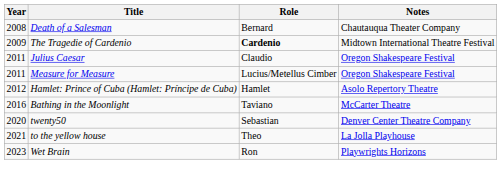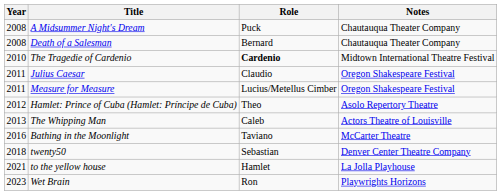+ row: (88, 27)
(16, 43) 2009 -> (16, 58) 2010
(256, 89) Hamlet -> (251, 105) Theo
+ row: (68, 120)
(16, 120) 2020 -> (16, 151) 2018
(251, 136) Theo -> (256, 167) Hamlet
